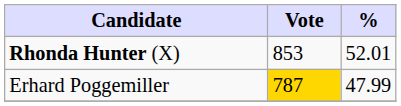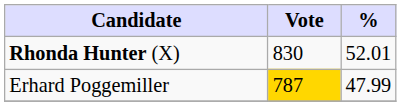(288, 52) 853 -> (288, 52) 830
